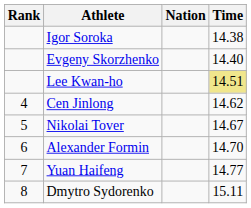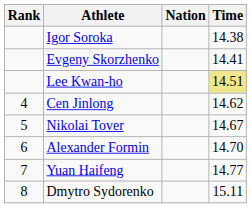(228, 59) 14.40 -> (228, 59) 14.41
